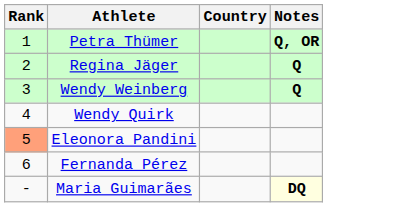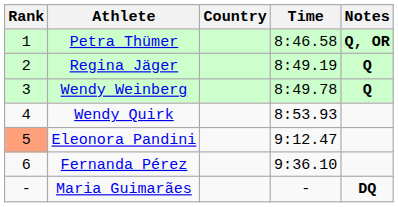+ column: (306, 17)
(297, 189) lightyellow background -> (367, 189) no background
